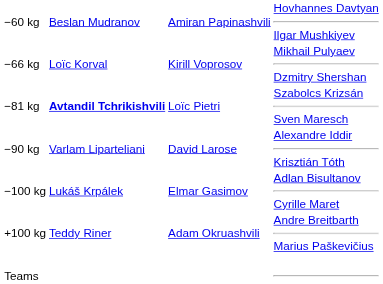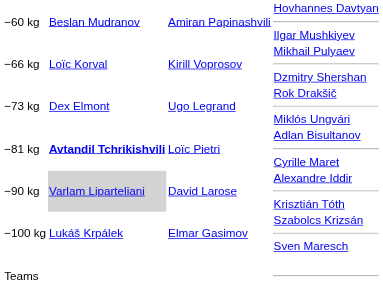+ row: (22, 106)
(326, 106) Szabolcs Krizsán Sven Maresch -> (326, 149) Adlan Bisultanov Cyrille Maret
(97, 149) no background -> (97, 191) lightgrey background
(326, 191) Adlan Bisultanov Cyrille Maret -> (326, 233) Szabolcs Krizsán Sven Maresch
- row: (25, 233)
